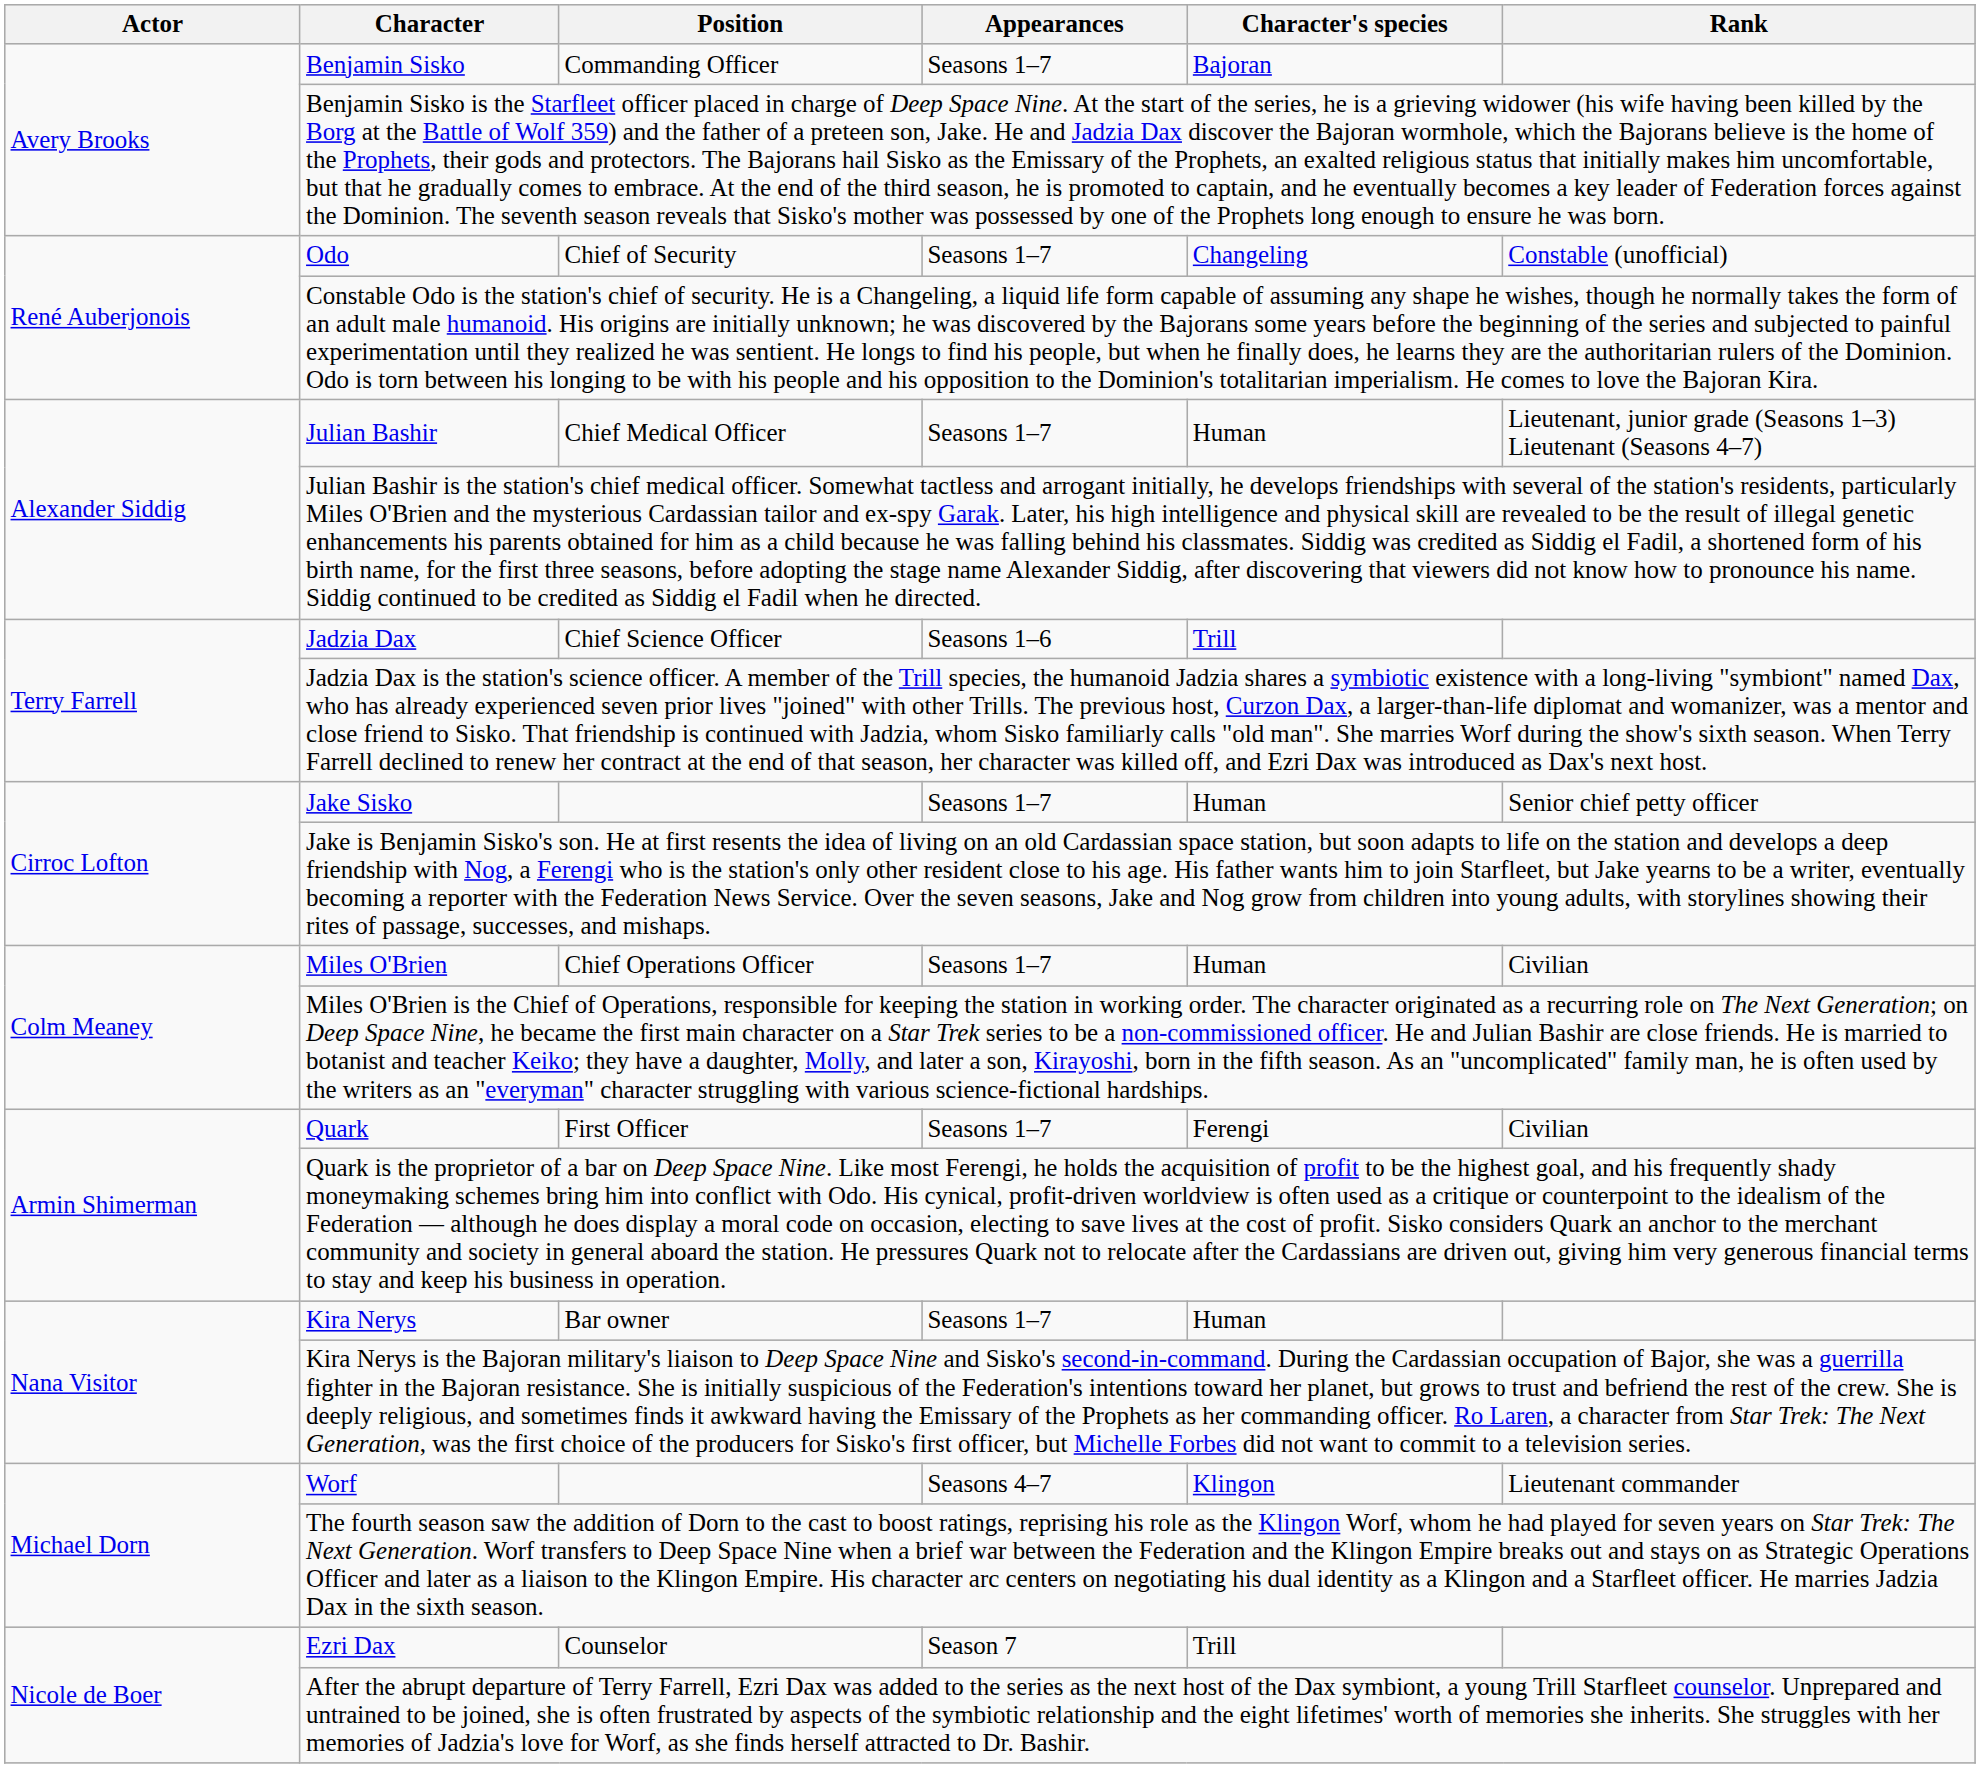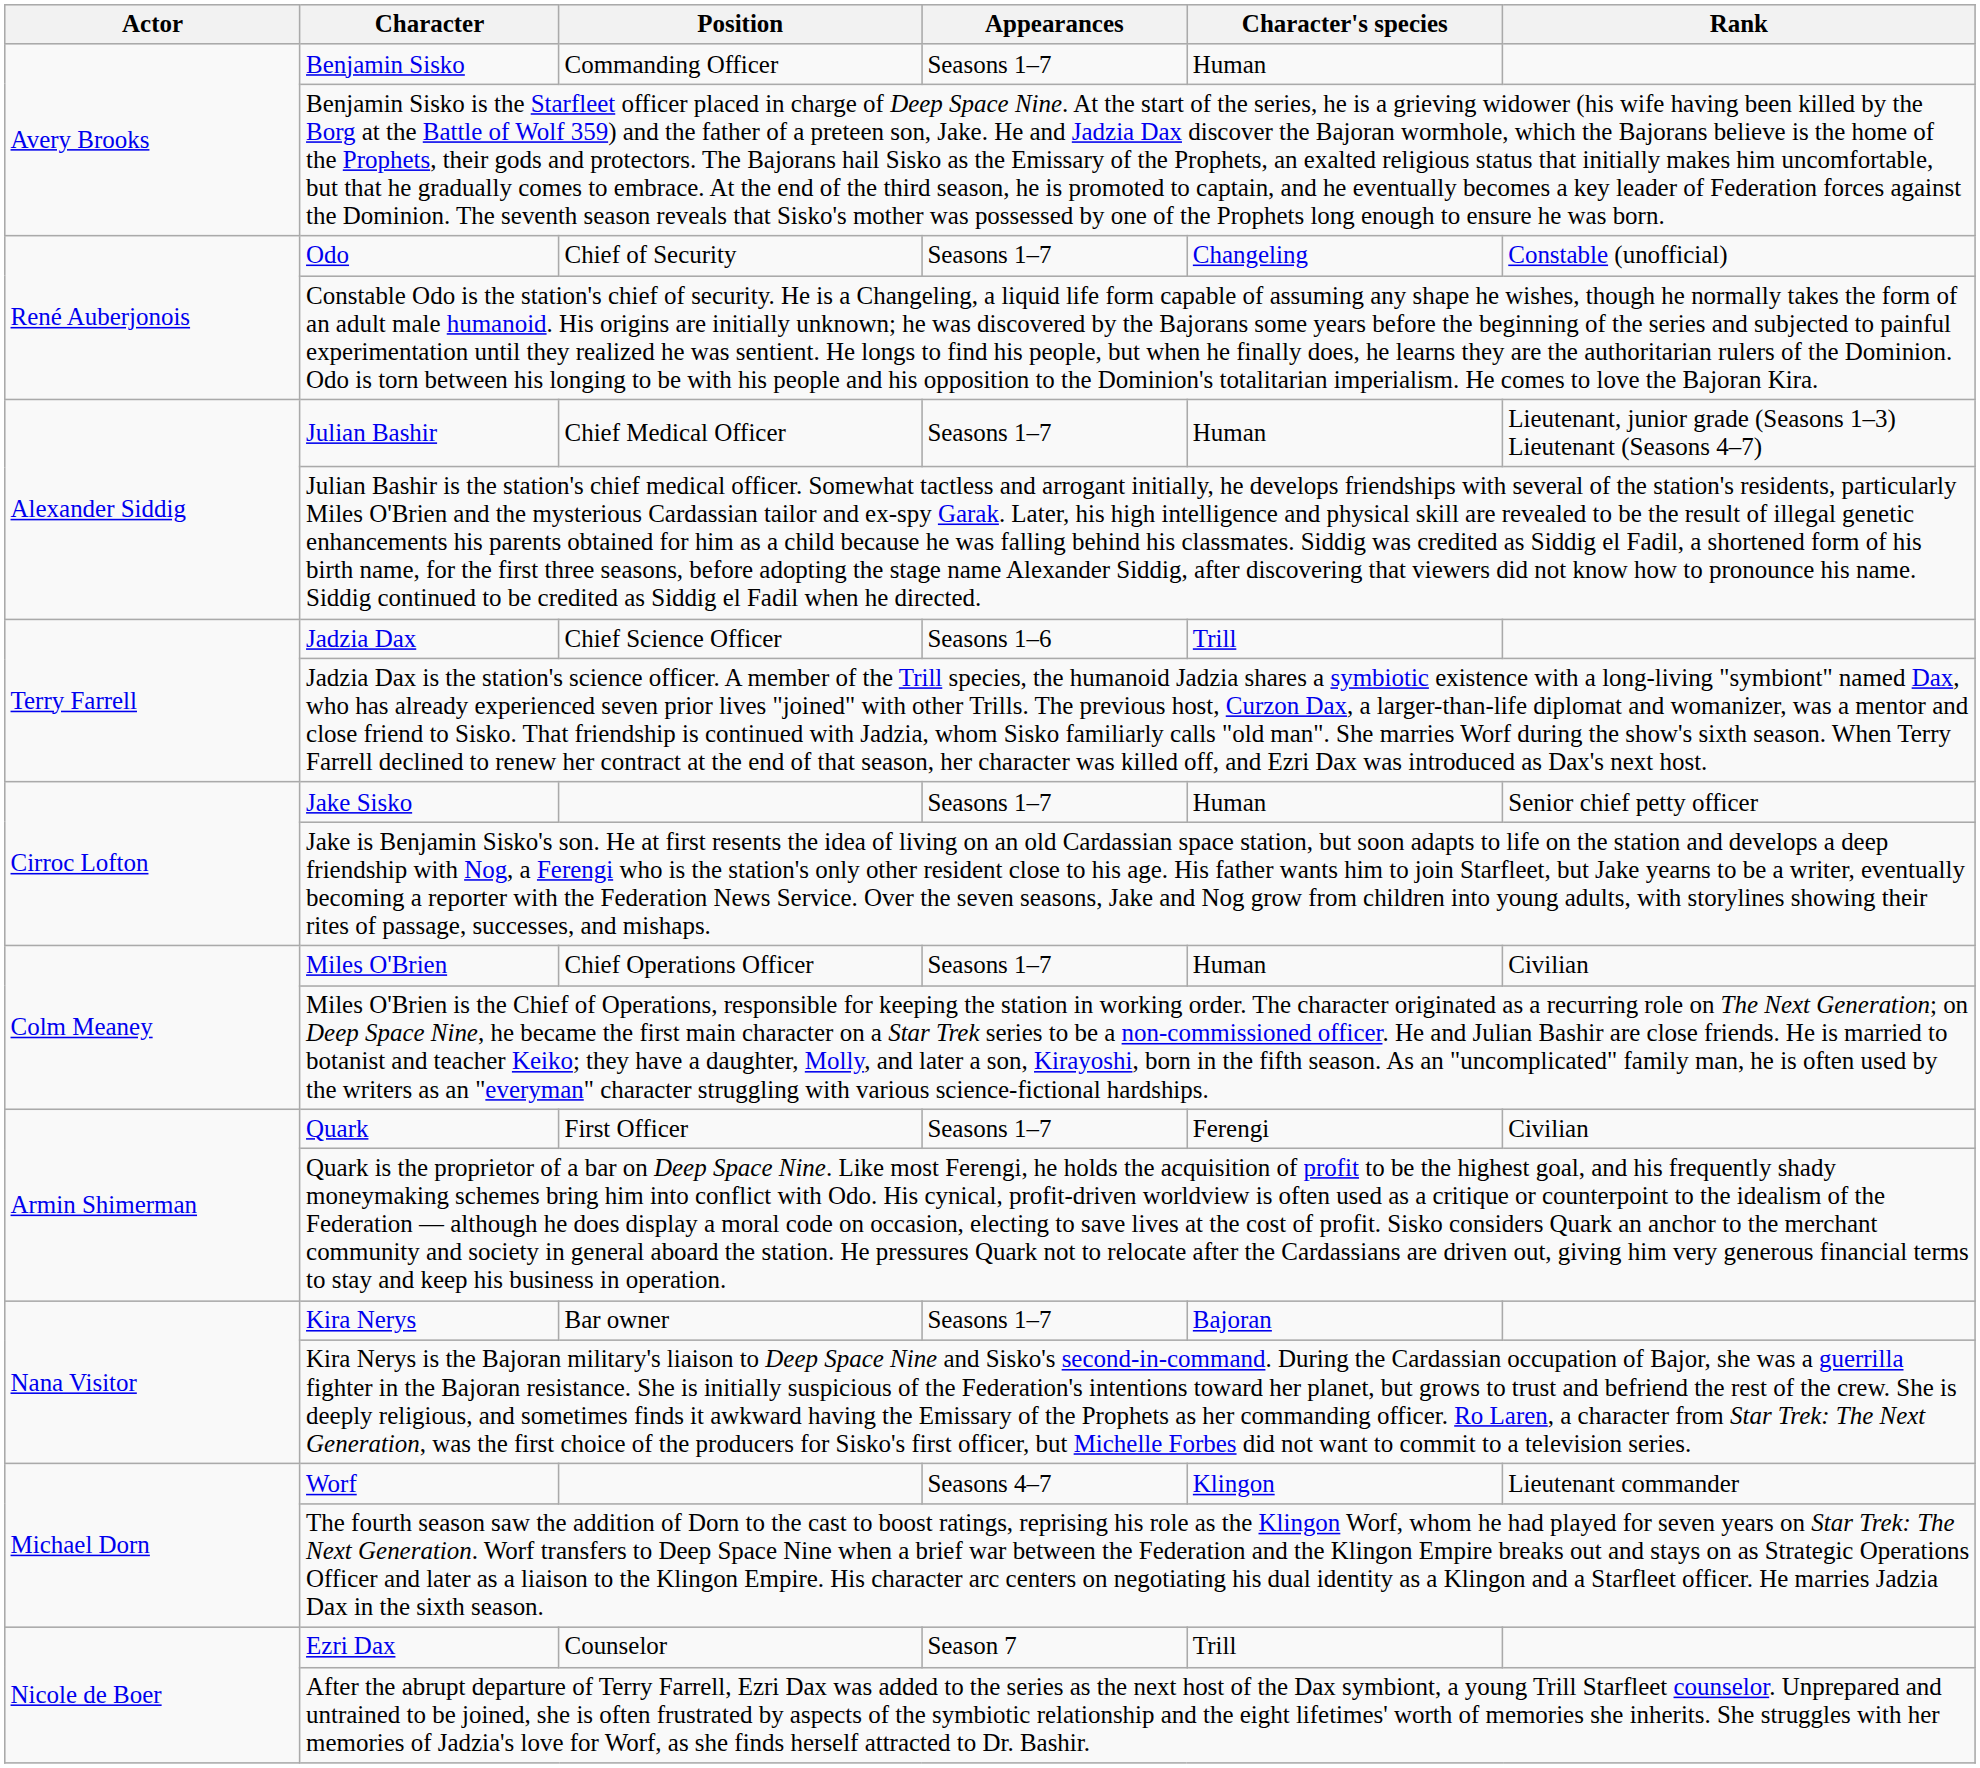(1232, 63) Bajoran -> (1230, 63) Human
(1230, 1320) Human -> (1232, 1320) Bajoran
